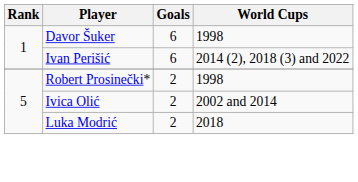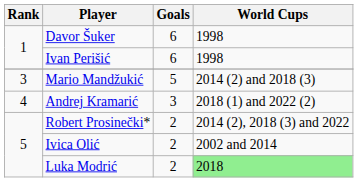(273, 58) 2014 (2), 2018 (3) and 2022 -> (210, 58) 1998
+ row: (94, 79)
+ row: (92, 101)
(210, 79) 1998 -> (273, 123) 2014 (2), 2018 (3) and 2022
(210, 123) no background -> (210, 166) lightgreen background
